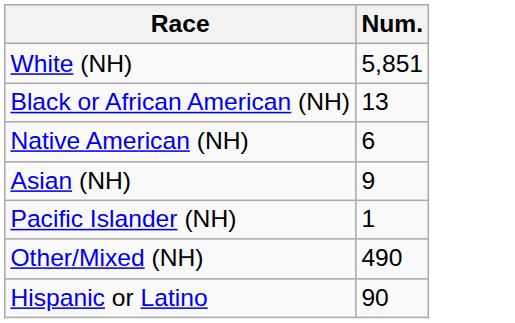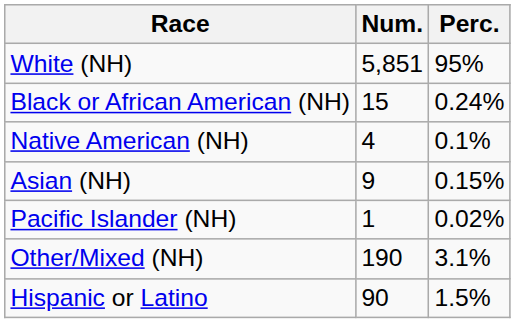+ column: (469, 24)
(375, 102) 13 -> (375, 102) 15
(368, 141) 6 -> (368, 141) 4
(382, 258) 490 -> (382, 258) 190
